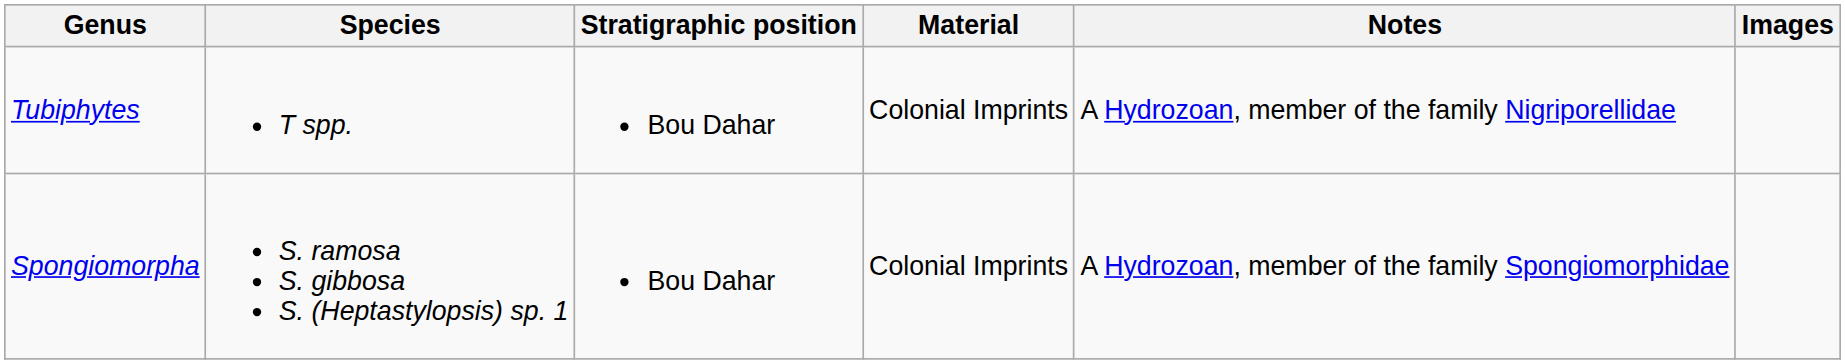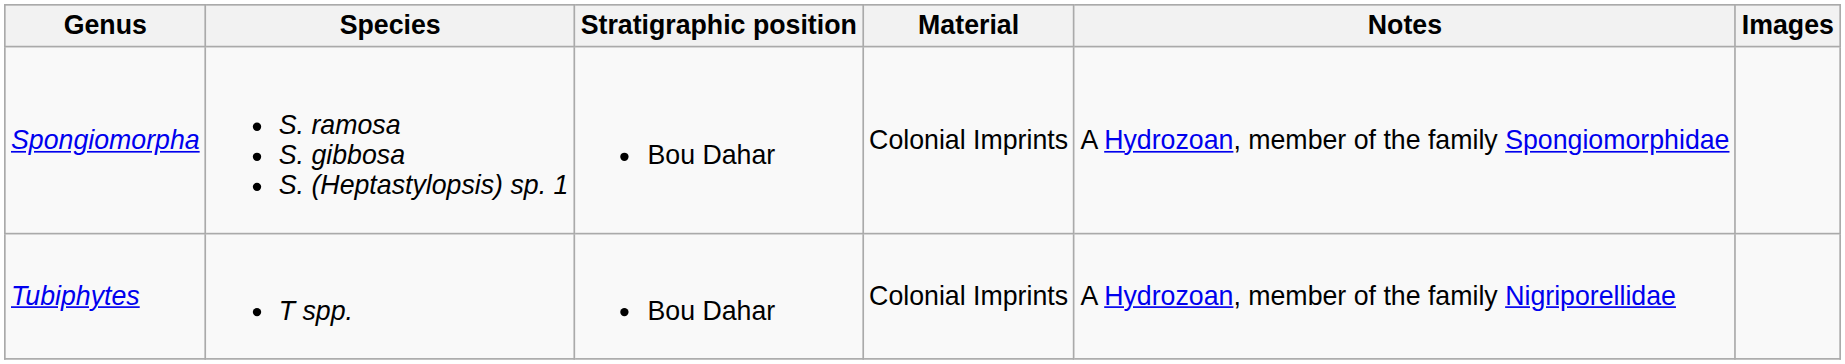rows swapped: (105, 265) <-> (75, 109)
